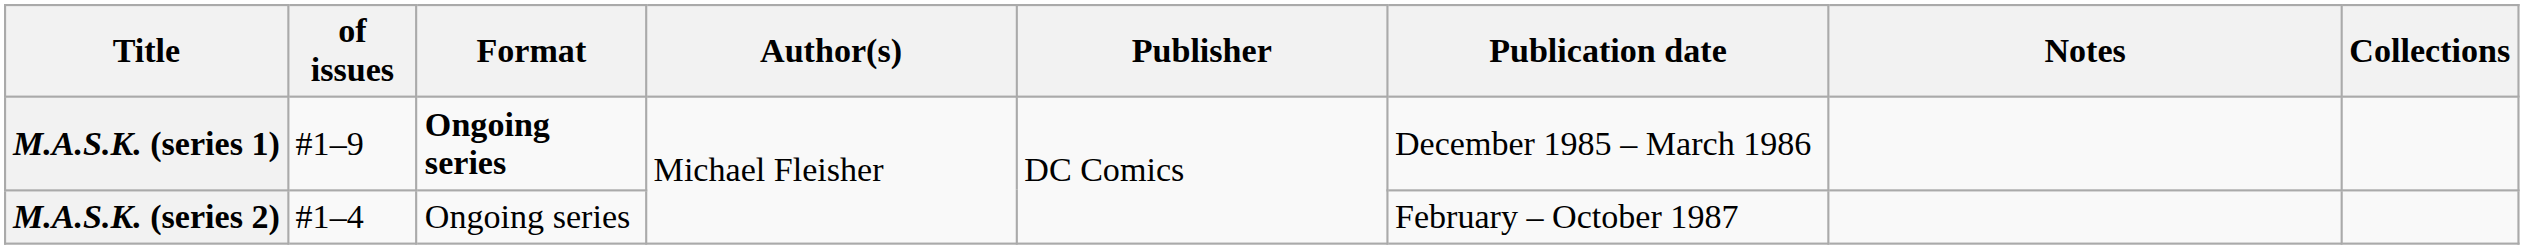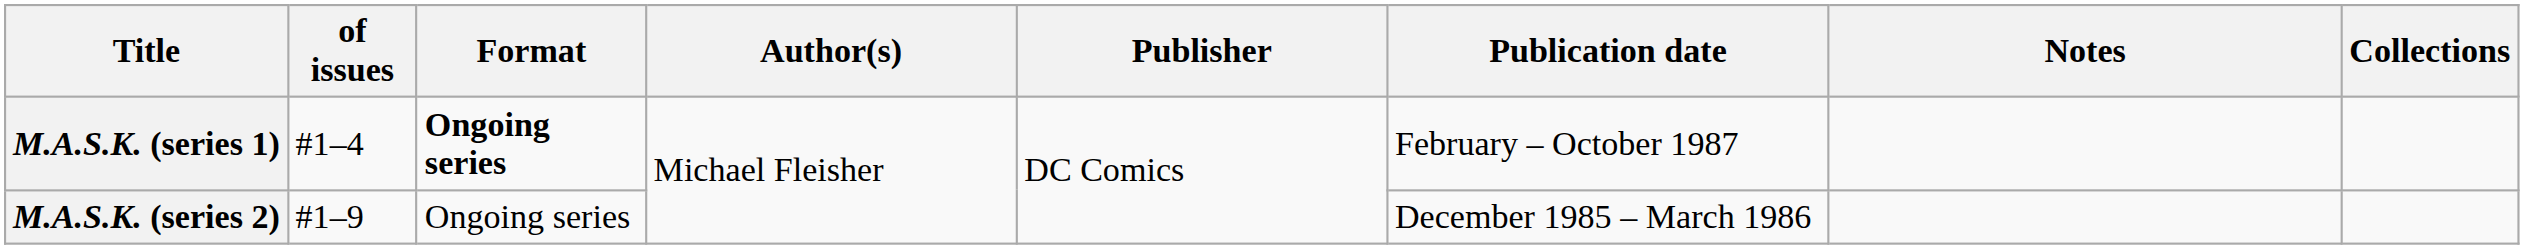(330, 143) #1–9 -> (330, 143) #1–4
(1603, 143) December 1985 – March 1986 -> (1567, 143) February – October 1987
(330, 216) #1–4 -> (330, 216) #1–9
(1567, 216) February – October 1987 -> (1603, 216) December 1985 – March 1986
